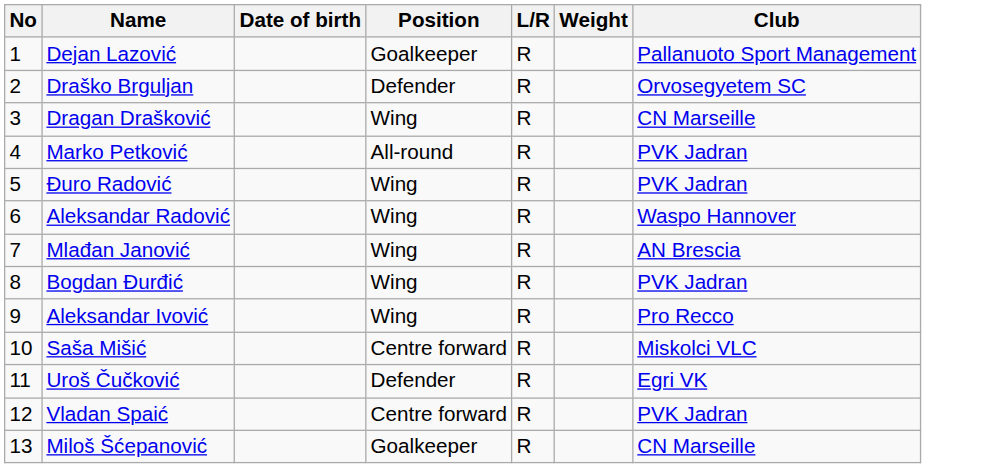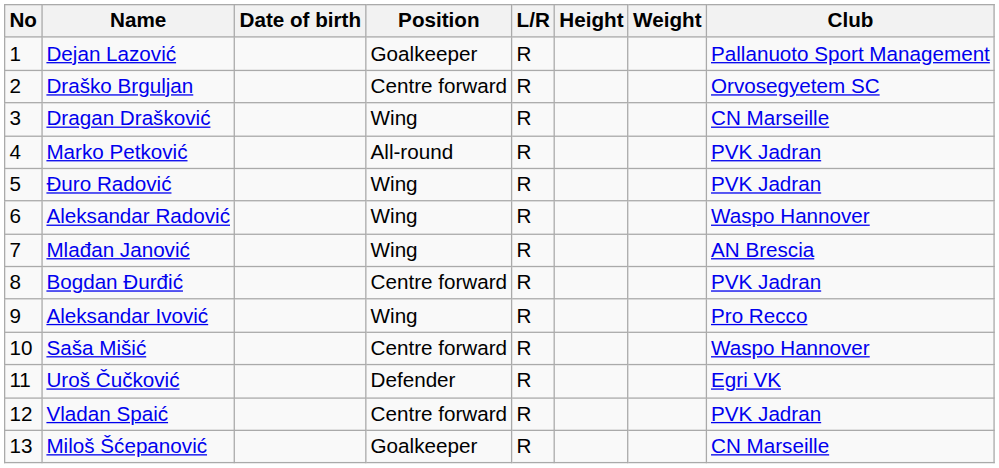+ column: (591, 20)
(413, 86) Defender -> (439, 86) Centre forward
(394, 282) Wing -> (439, 282) Centre forward
(697, 348) Miskolci VLC -> (790, 348) Waspo Hannover
